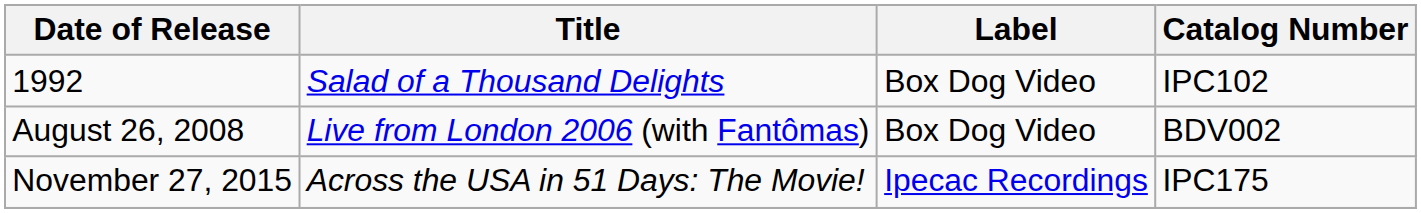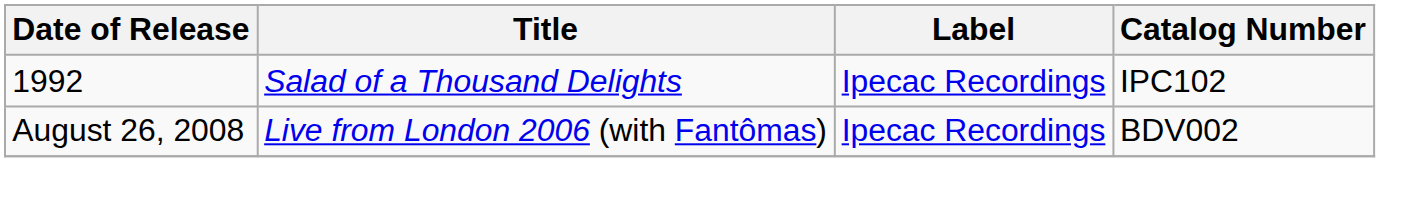(990, 80) Box Dog Video -> (973, 80) Ipecac Recordings
(990, 130) Box Dog Video -> (973, 130) Ipecac Recordings
- row: (152, 181)
